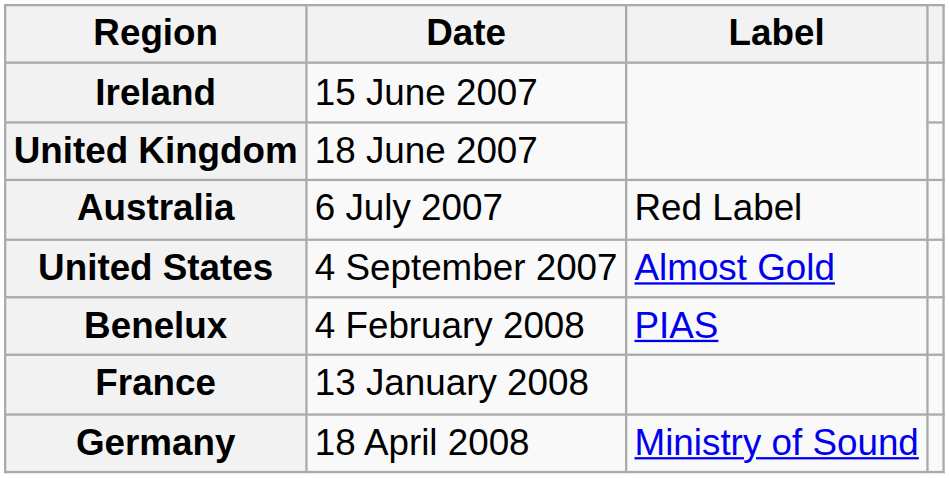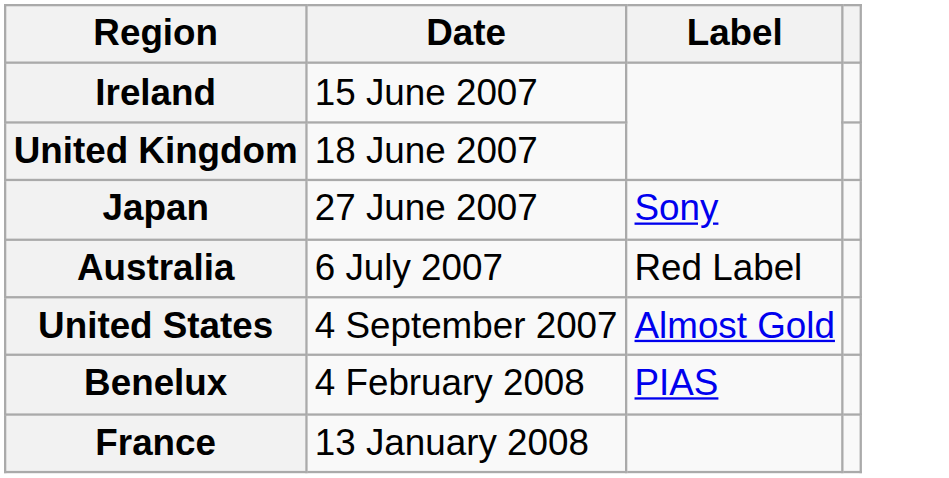+ row: (156, 208)
- row: (156, 442)
